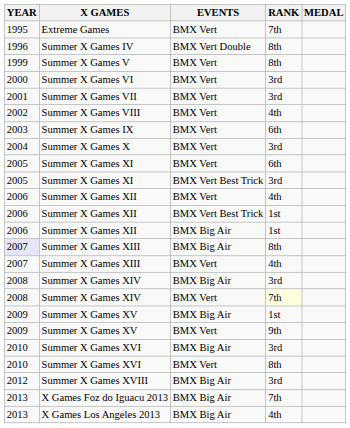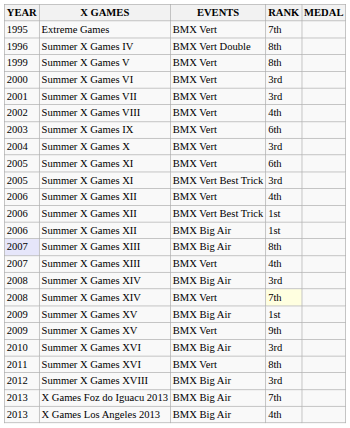(17, 364) 2010 -> (17, 364) 2011
